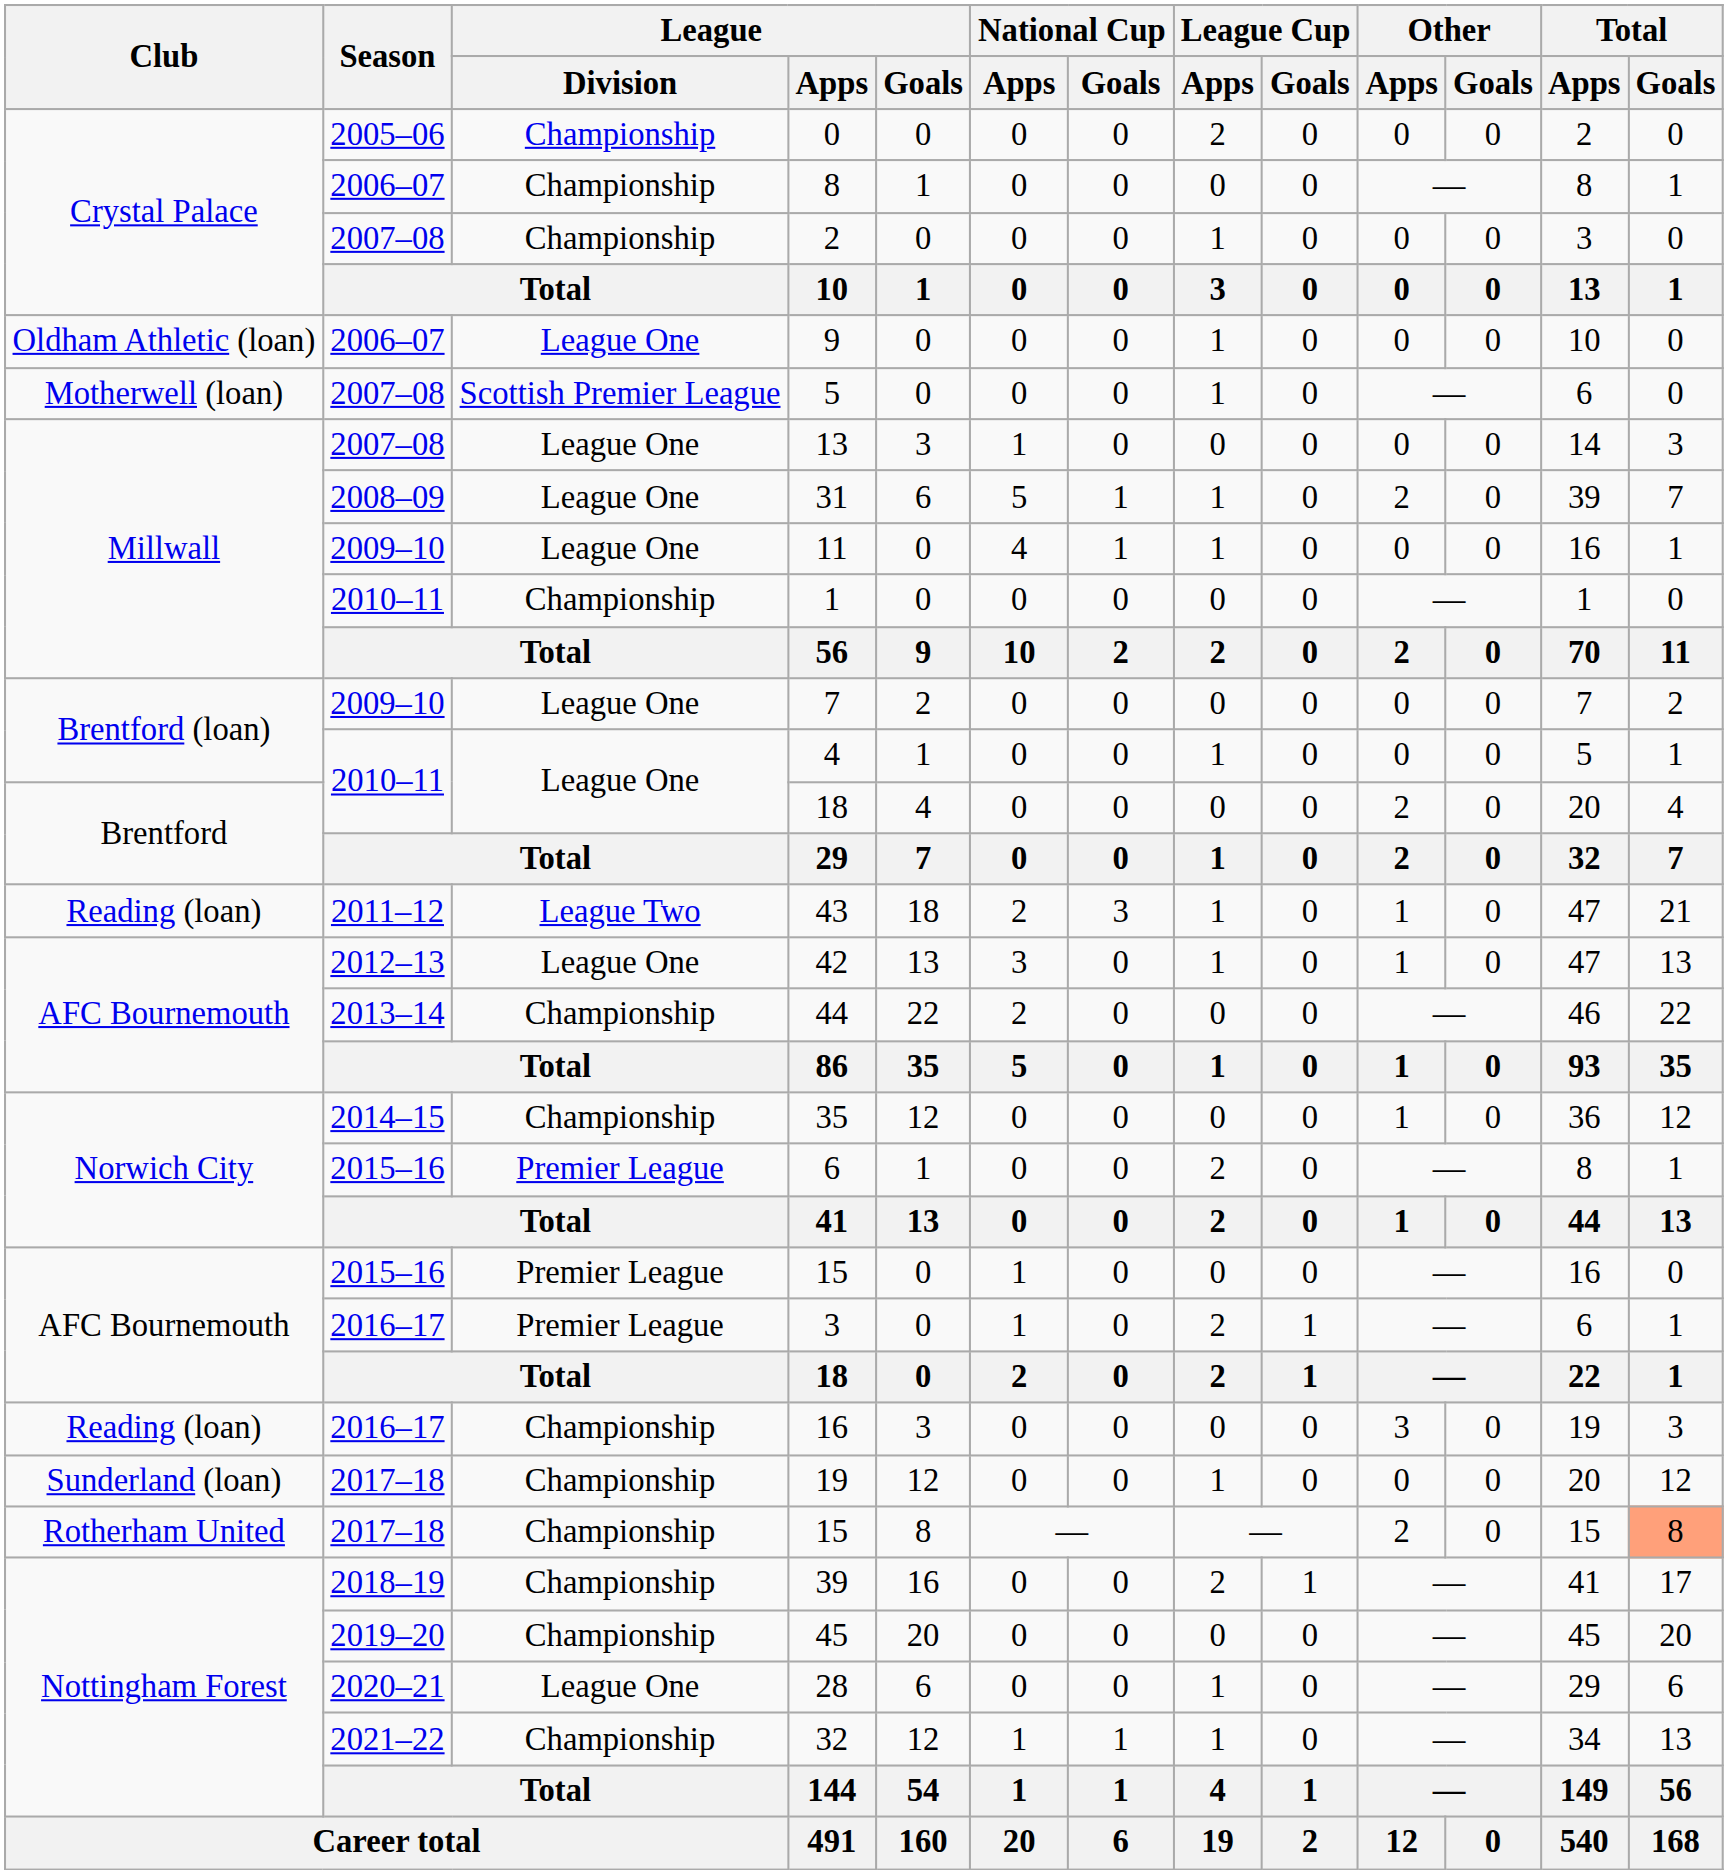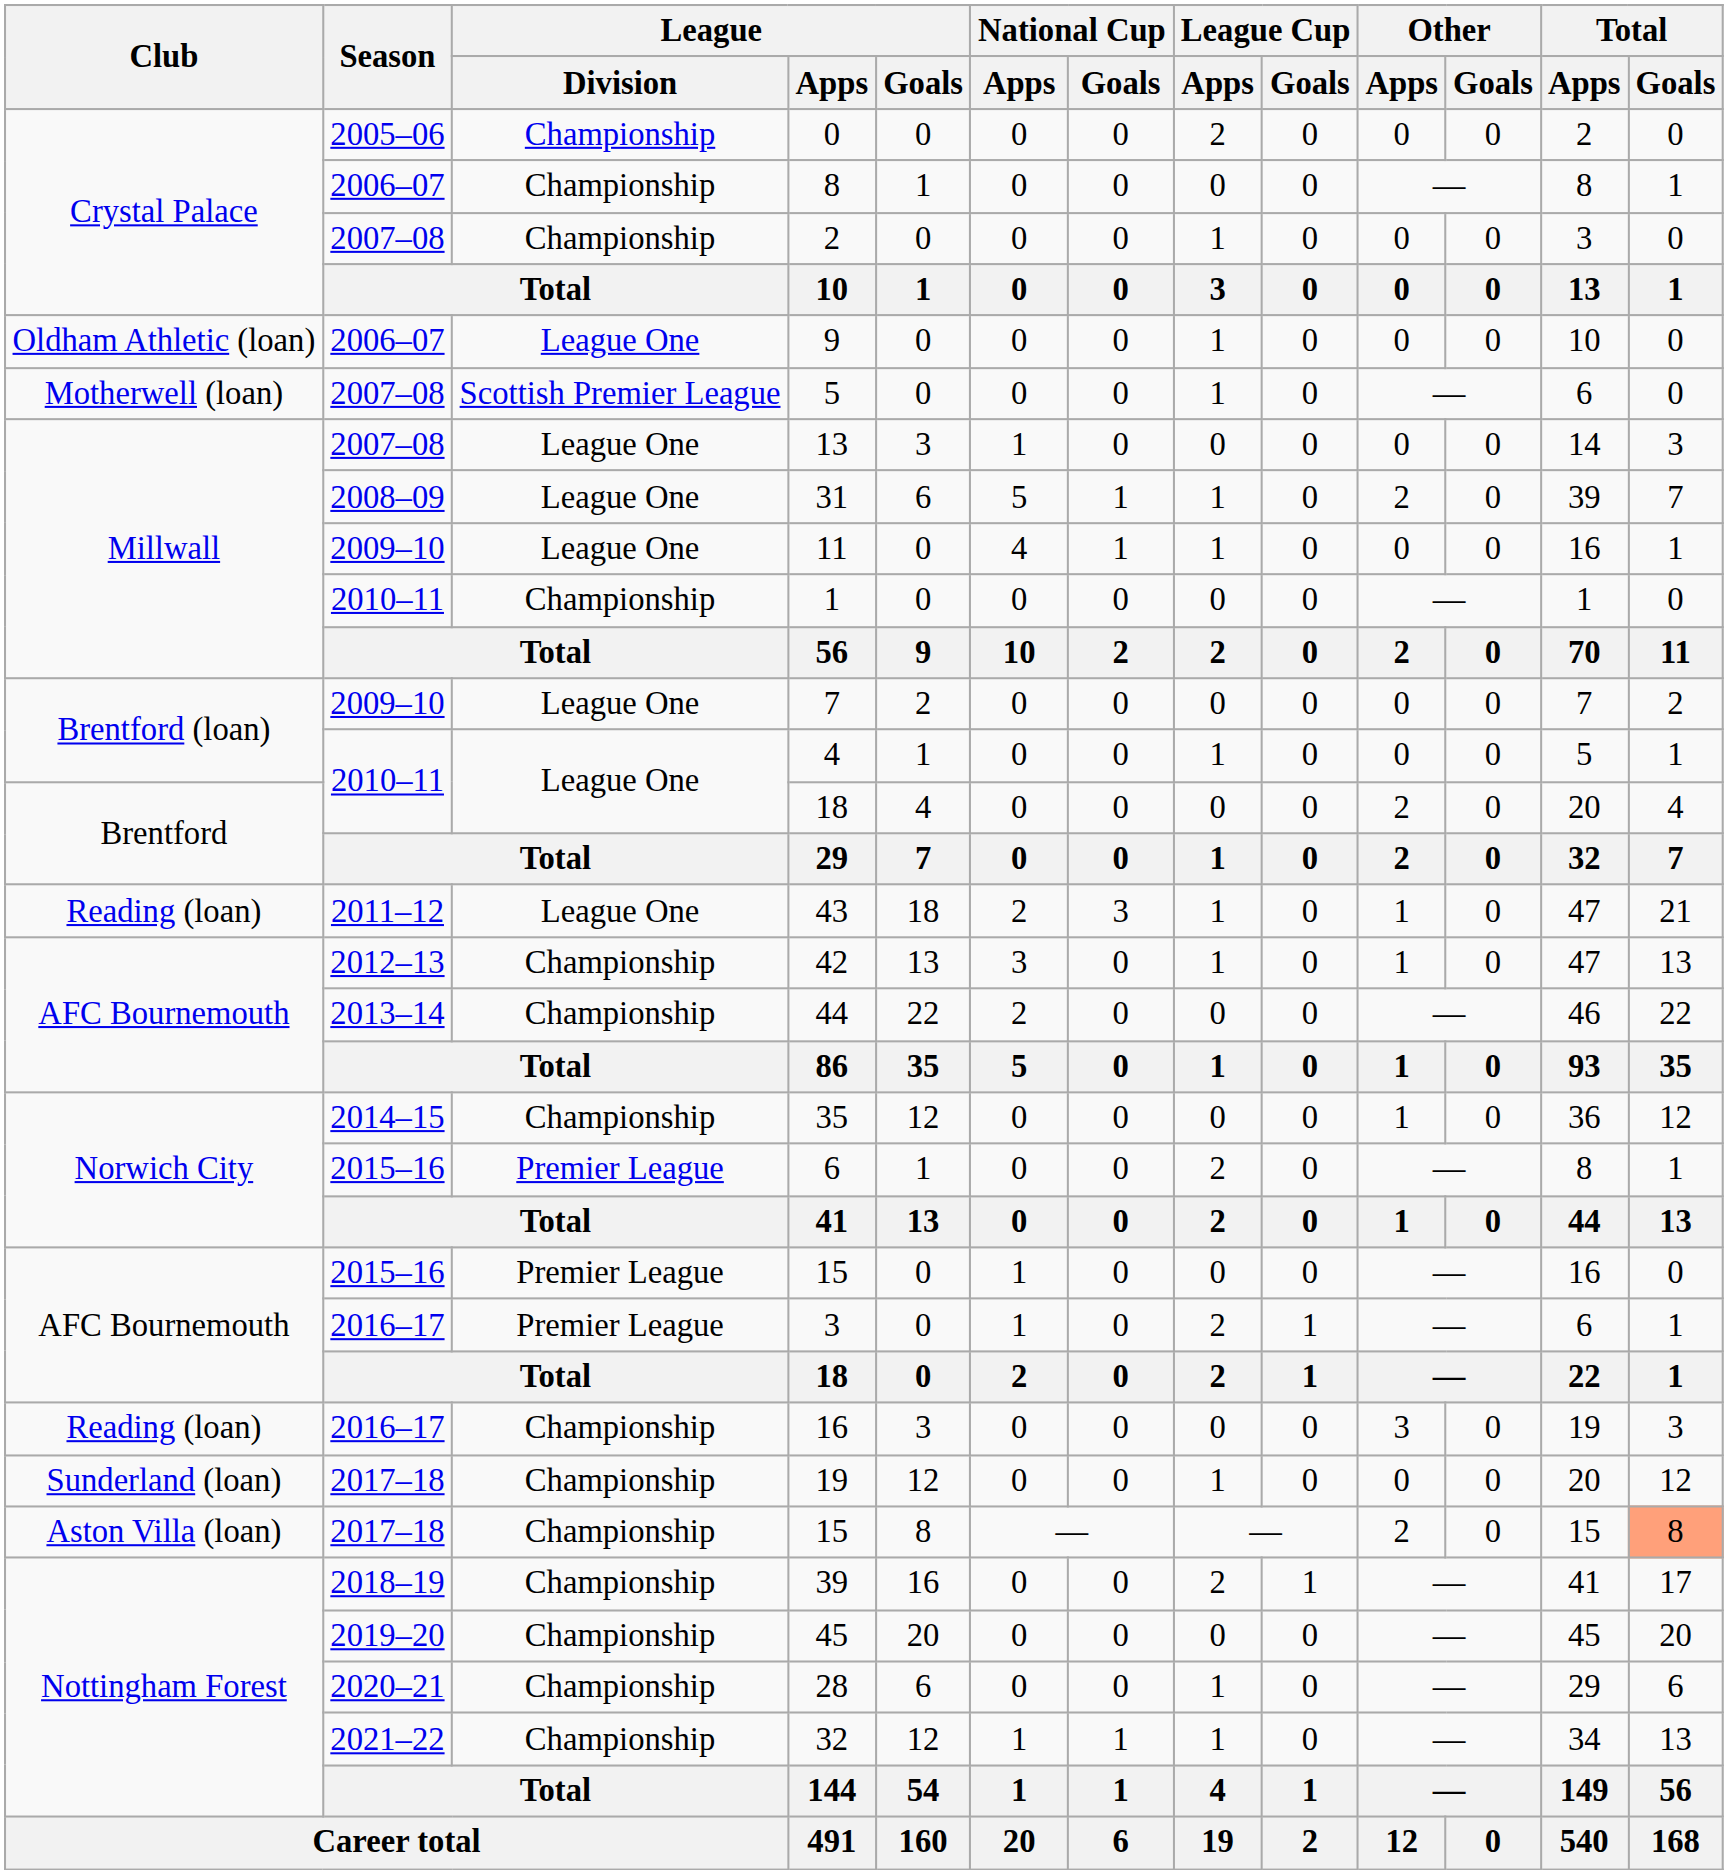(620, 910) League Two -> (620, 910) League One
(620, 962) League One -> (620, 962) Championship
(164, 1531) Rotherham United -> (164, 1531) Aston Villa (loan)
(620, 1686) League One -> (620, 1686) Championship
